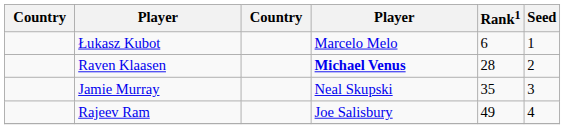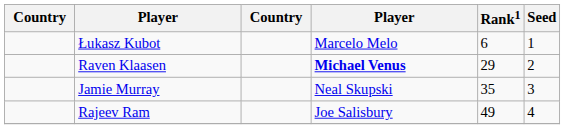(488, 66) 28 -> (488, 66) 29
